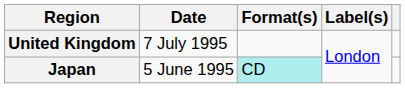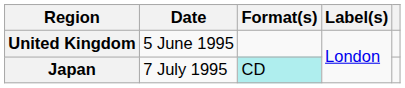(185, 43) 7 July 1995 -> (189, 43) 5 June 1995
(189, 69) 5 June 1995 -> (185, 69) 7 July 1995
